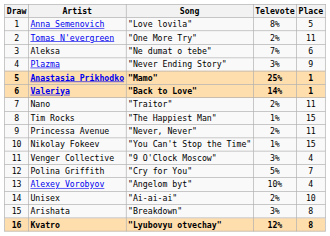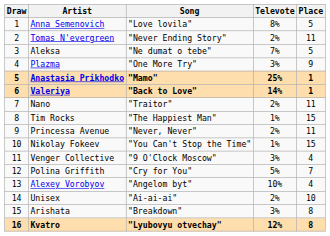(162, 38) "One More Try" -> (177, 38) "Never Ending Story"
(311, 51) 6 -> (311, 51) 5
(177, 64) "Never Ending Story" -> (162, 64) "One More Try"
